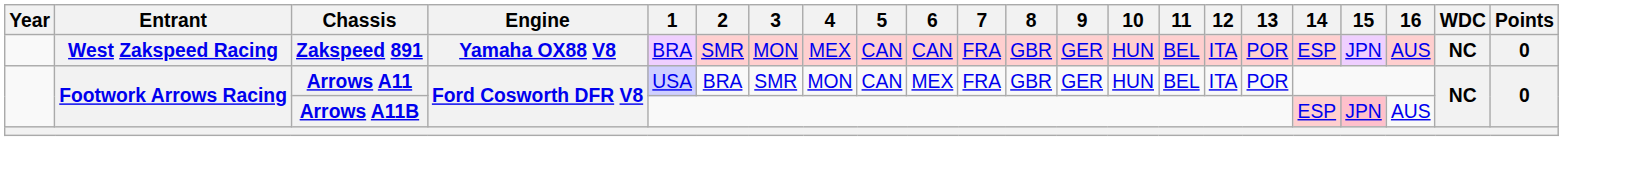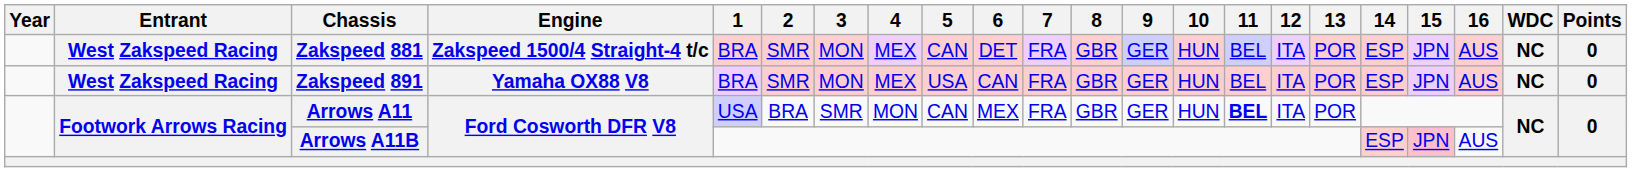+ row: (359, 50)
(882, 50) CAN -> (947, 80) USA
(1181, 80) normal -> (1248, 111) bold
